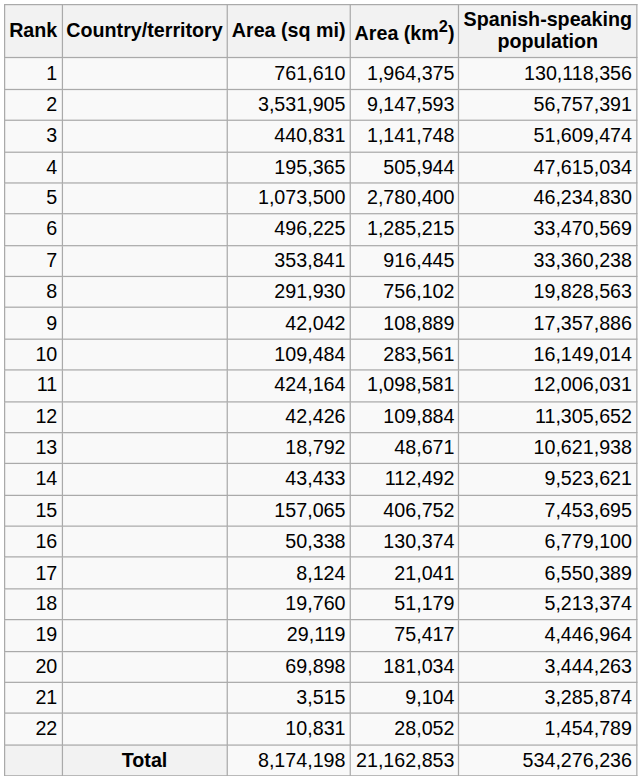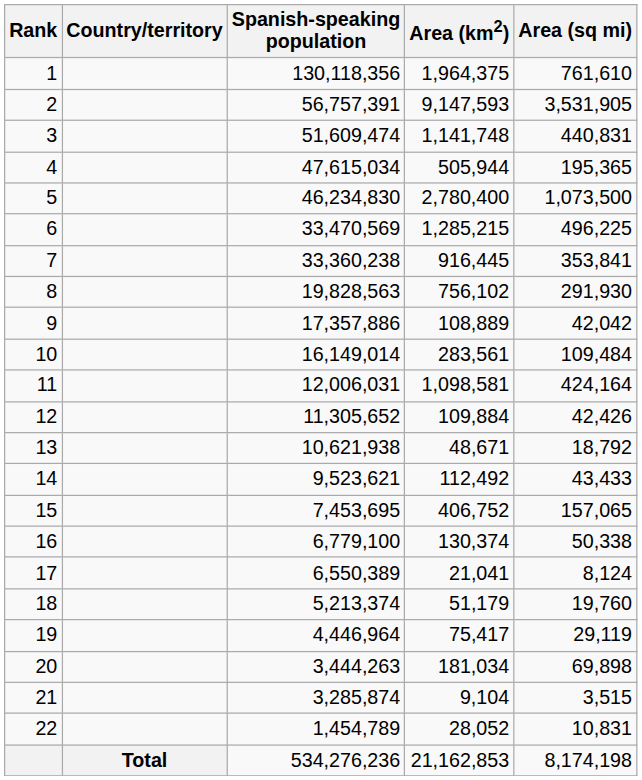columns swapped: (548, 31) <-> (289, 31)
